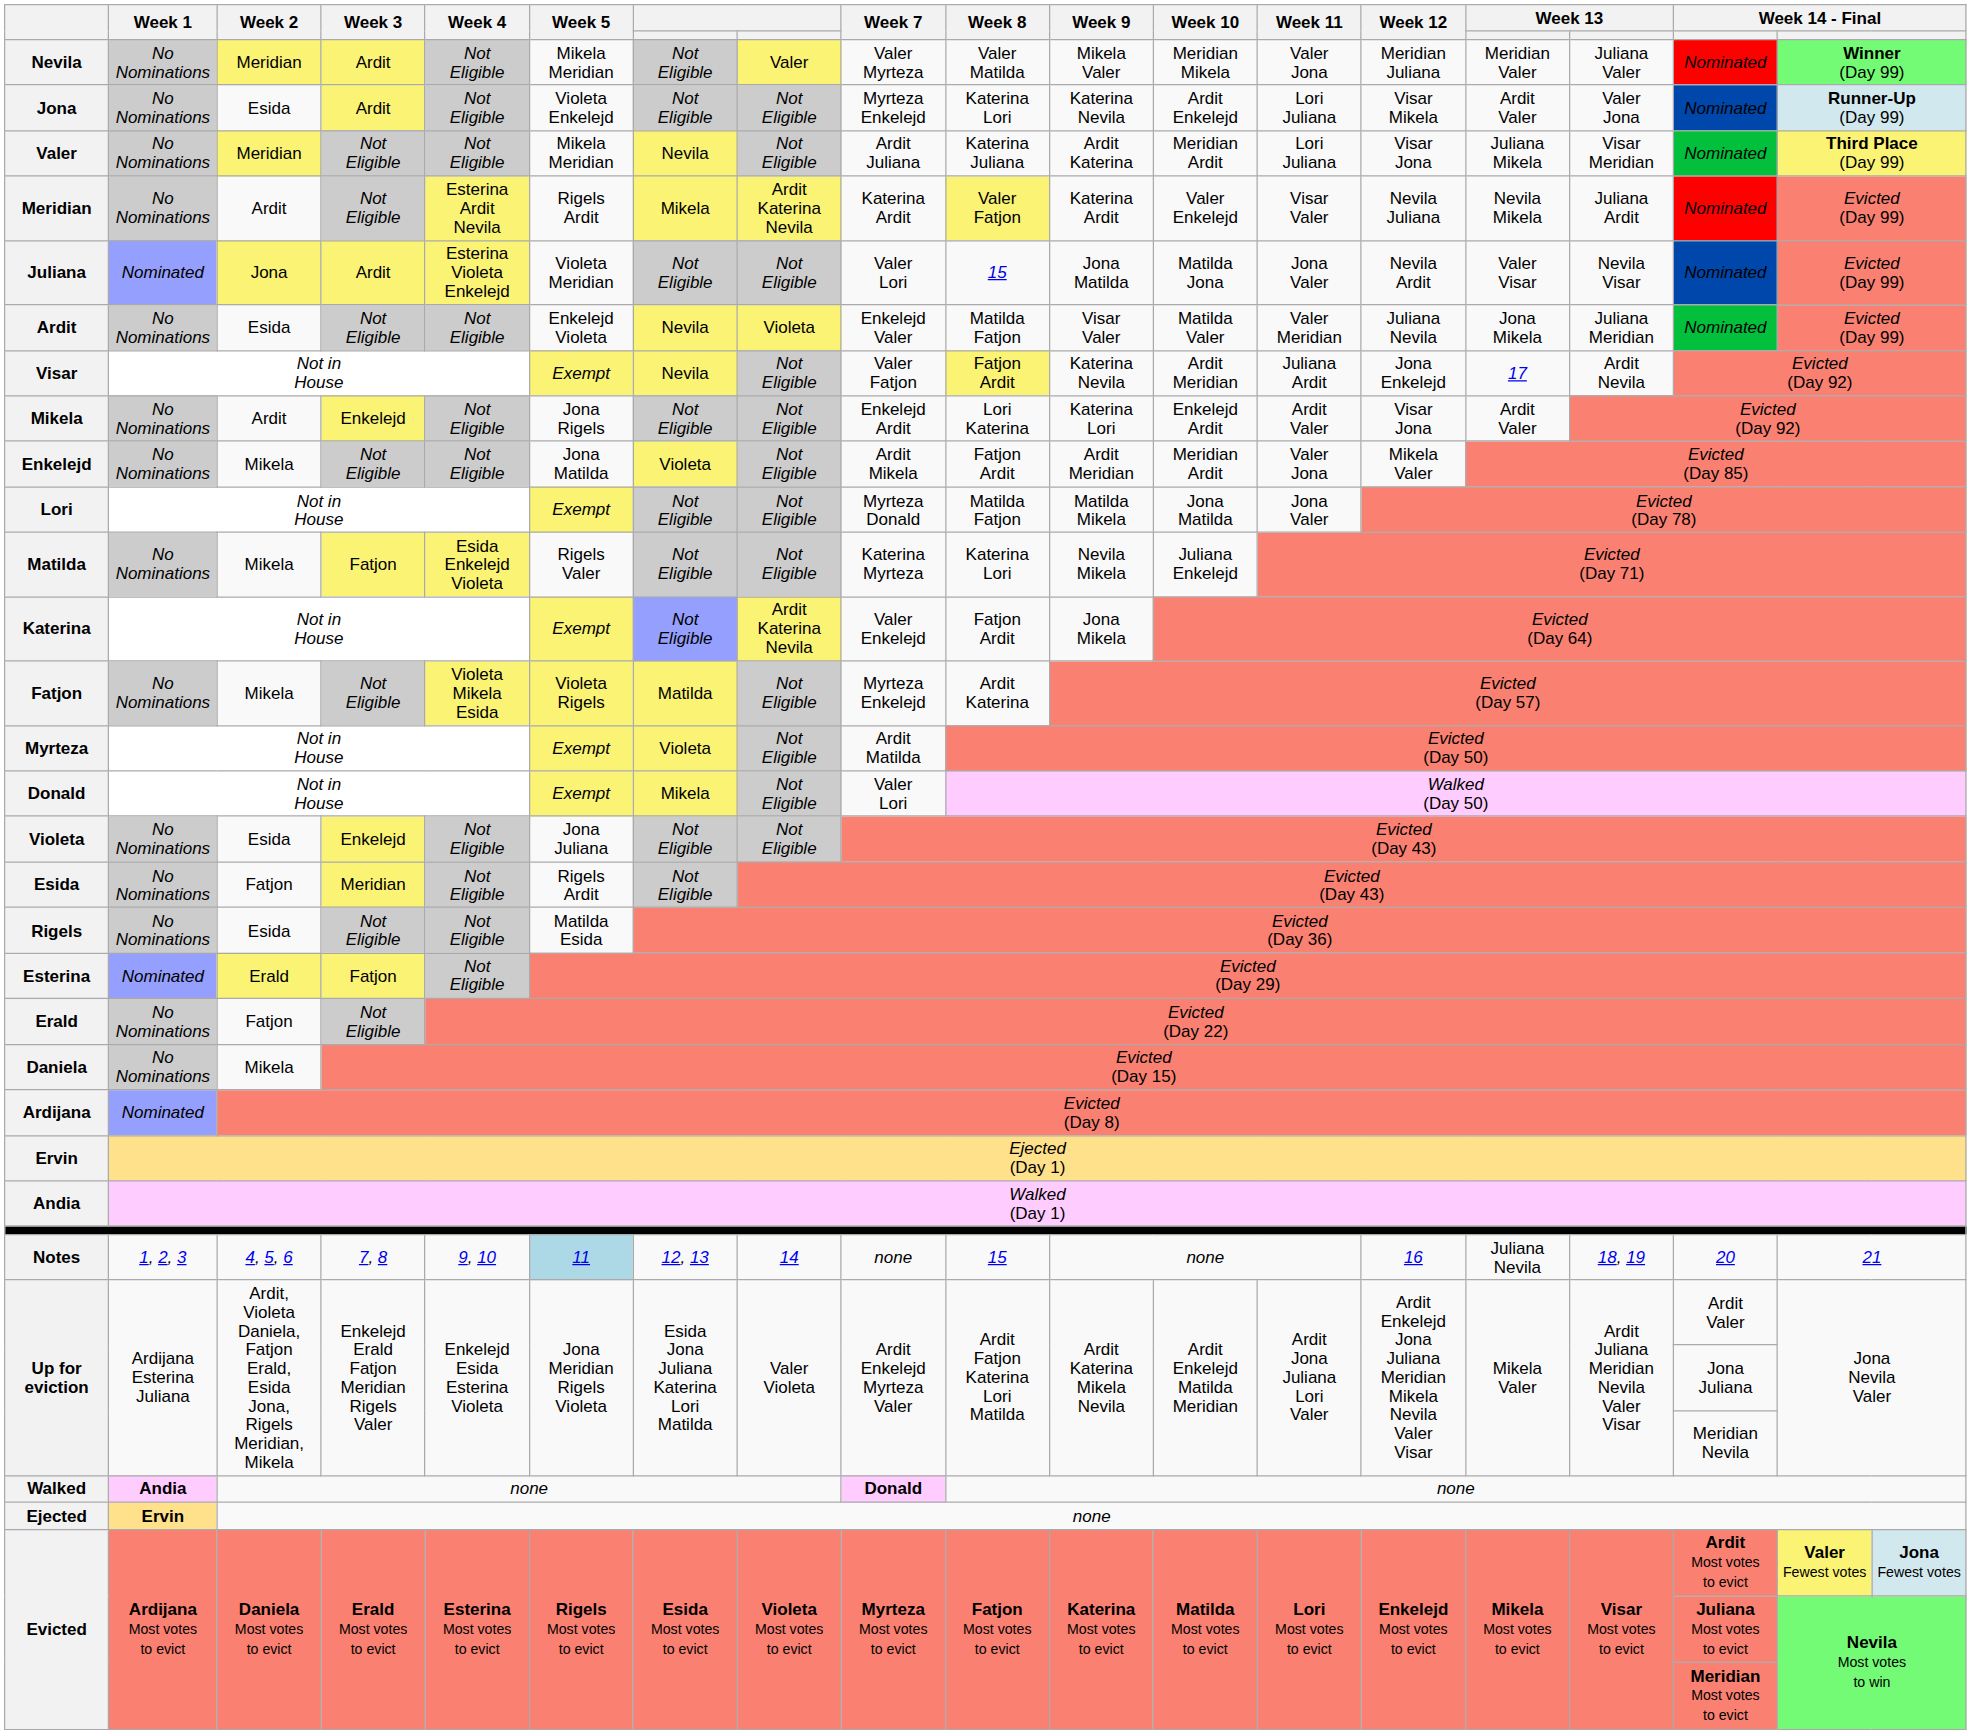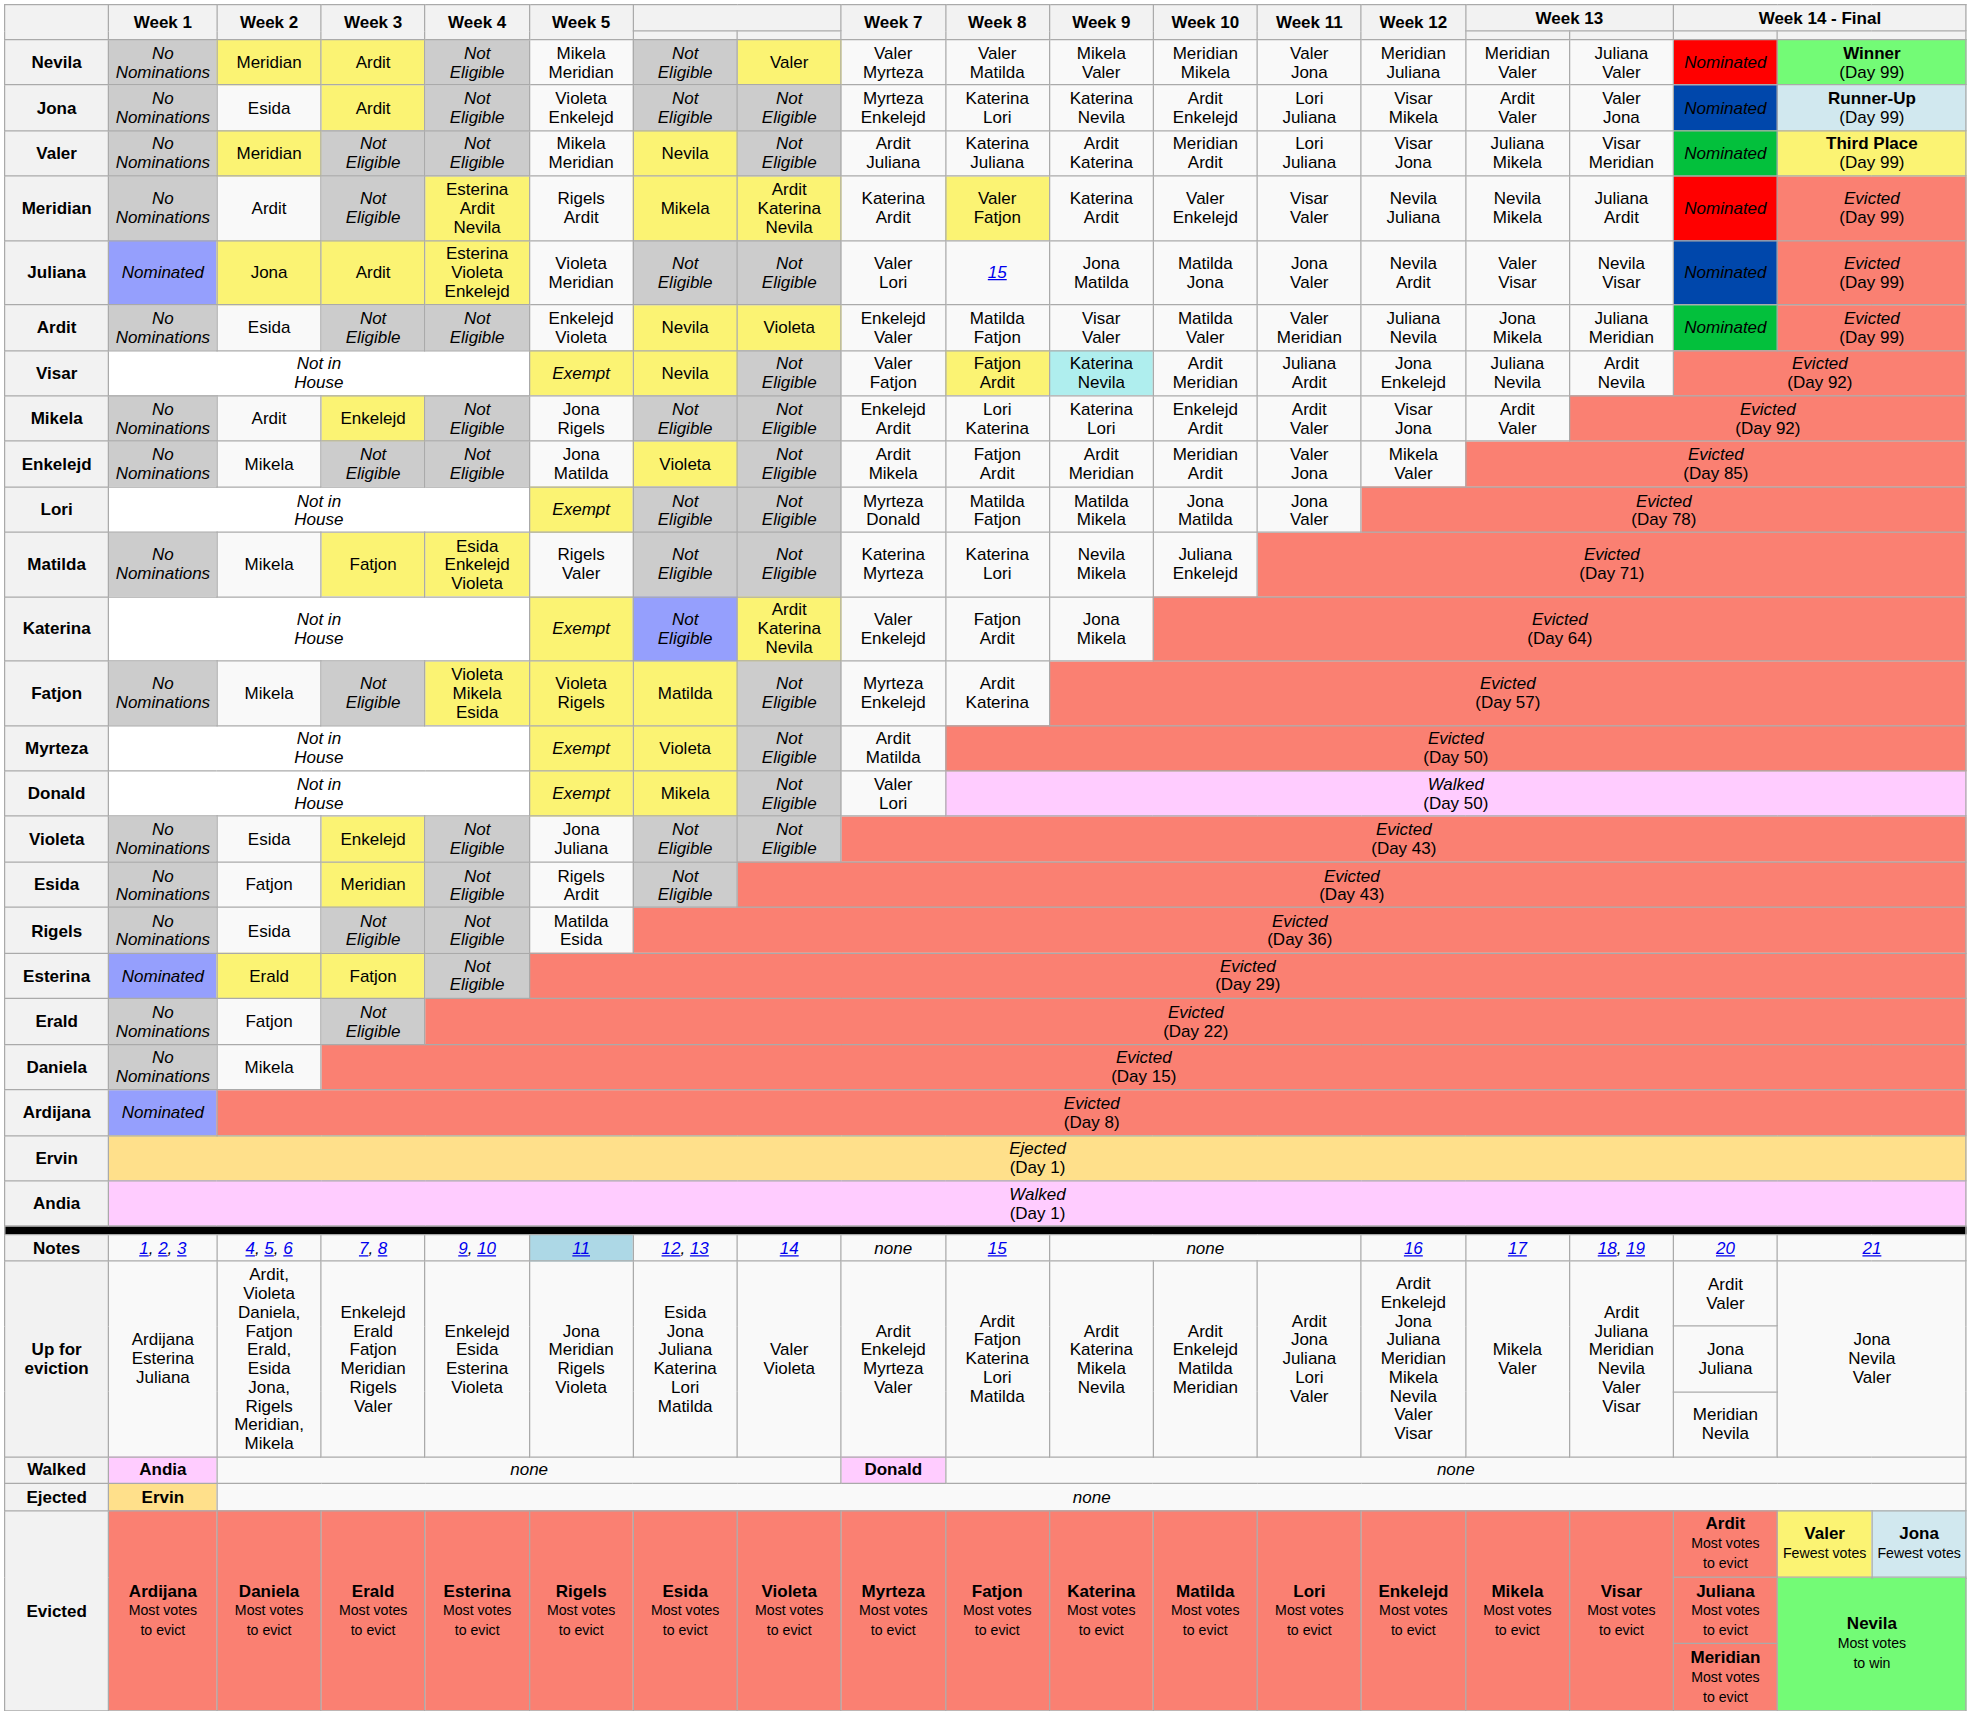(1101, 373) no background -> (1101, 373) paleturquoise background
(1517, 373) 17 -> (1517, 373) Juliana Nevila
(1517, 1257) Juliana Nevila -> (1517, 1247) 17
